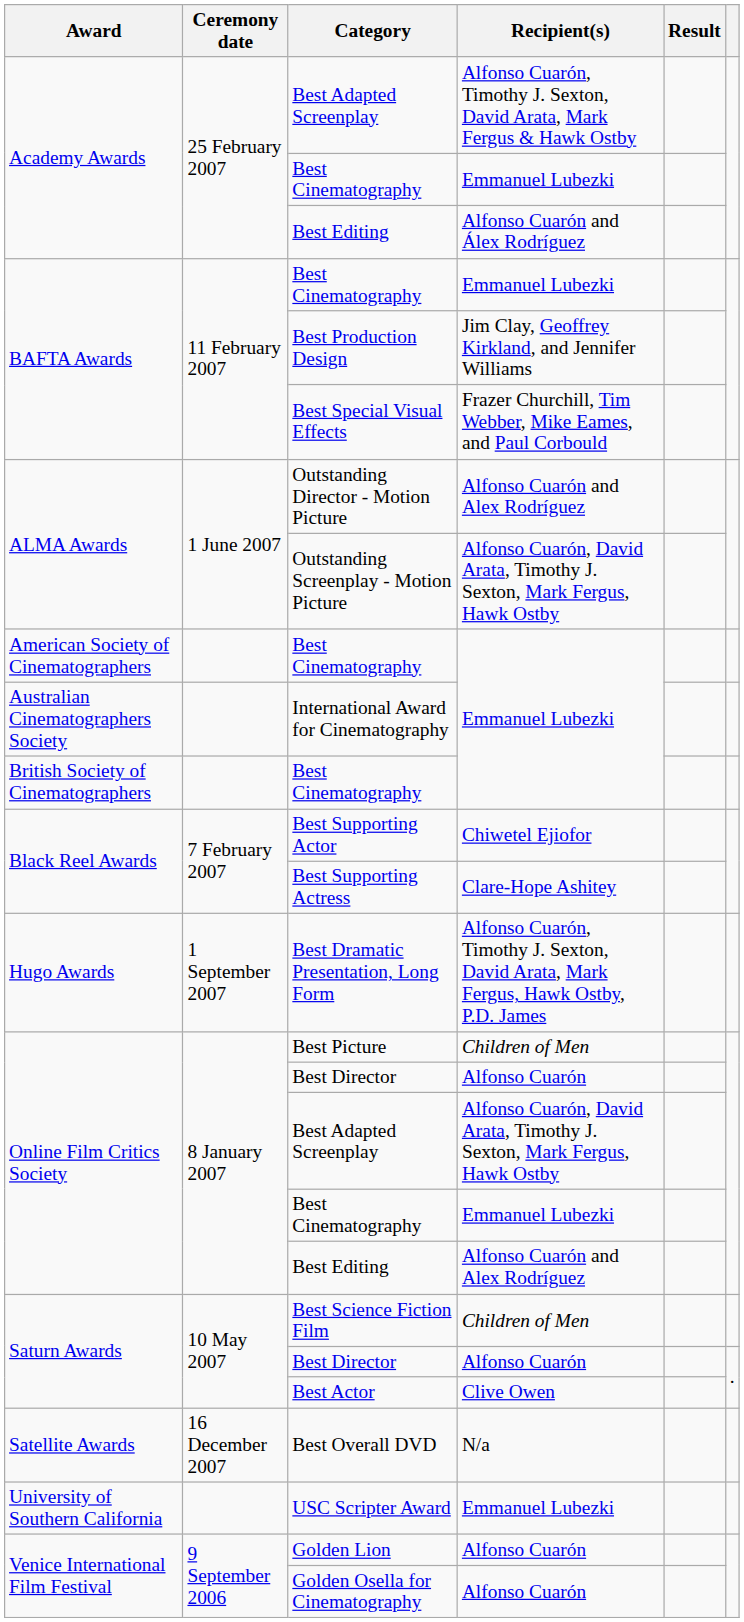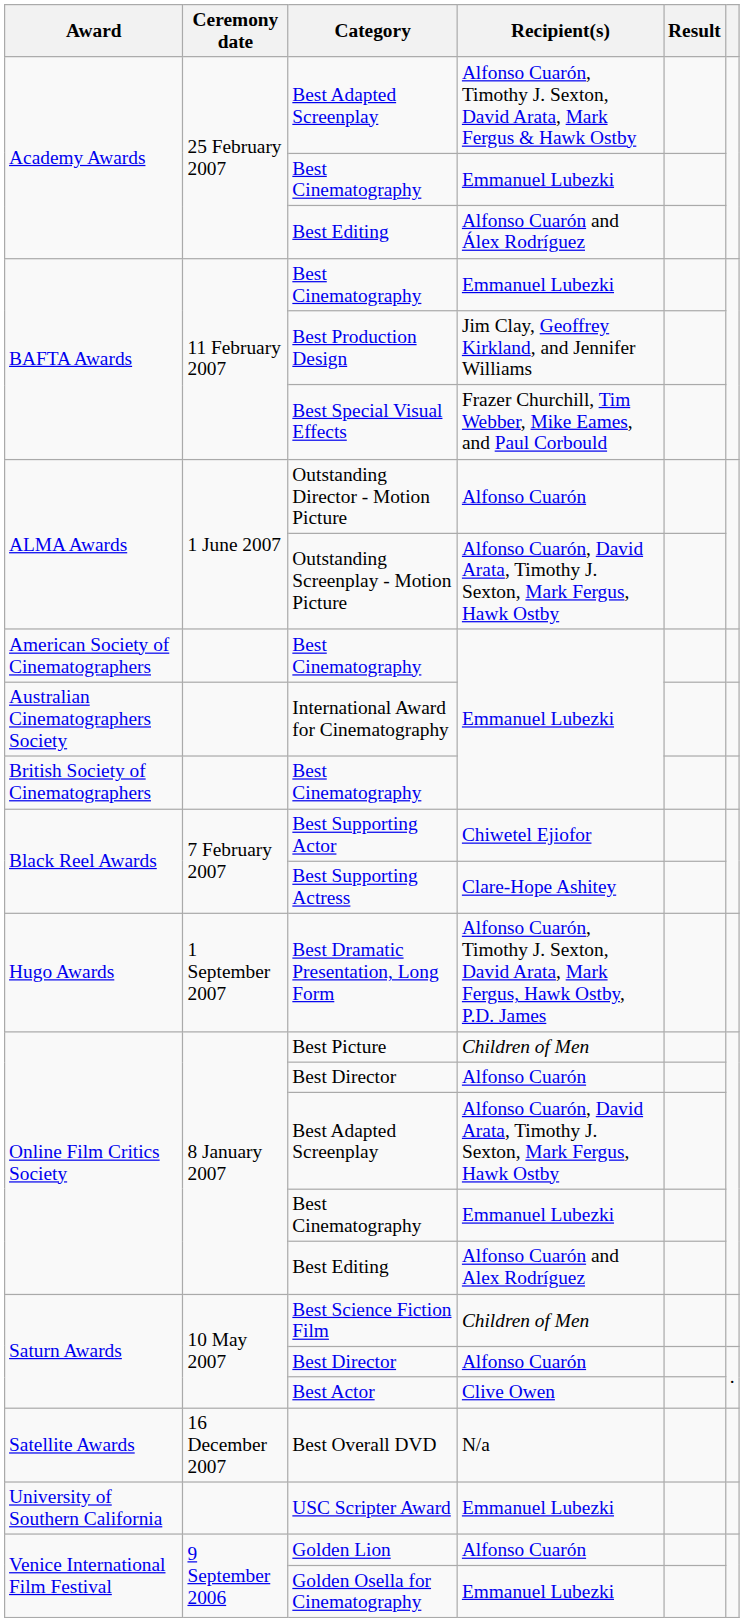(540, 496) Alfonso Cuarón and Alex Rodríguez -> (524, 496) Alfonso Cuarón
(524, 1591) Alfonso Cuarón -> (538, 1591) Emmanuel Lubezki
